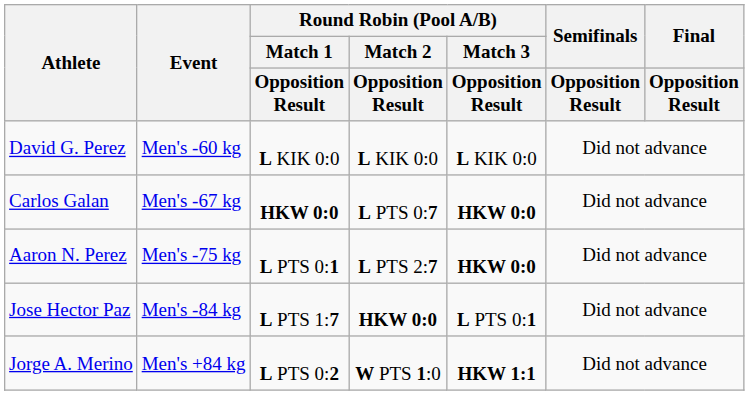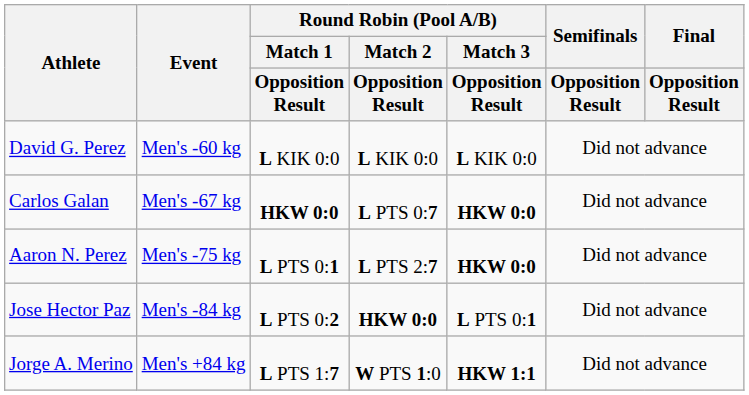(299, 320) L PTS 1:7 -> (299, 320) L PTS 0:2
(299, 374) L PTS 0:2 -> (299, 374) L PTS 1:7
